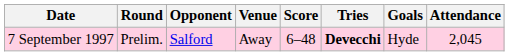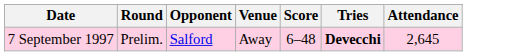- column: (405, 16)
(465, 39) 2,045 -> (423, 39) 2,645
